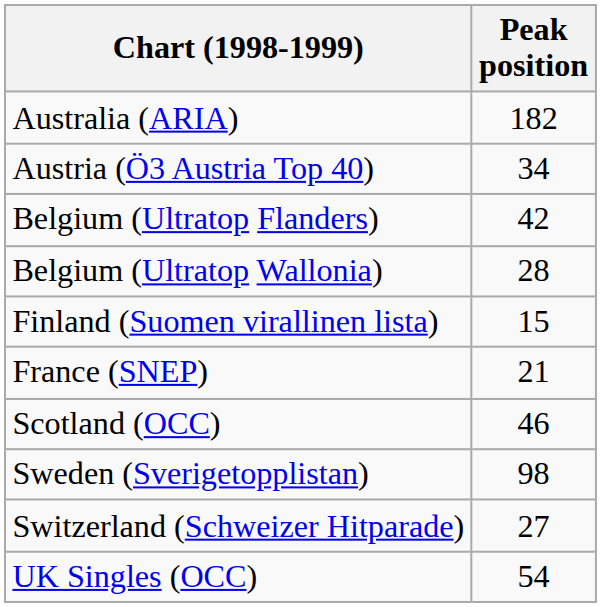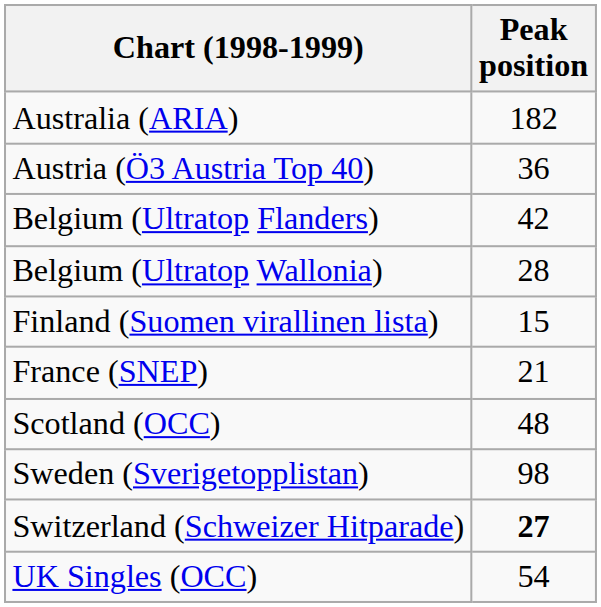(534, 168) 34 -> (534, 168) 36
(534, 423) 46 -> (534, 423) 48
(534, 525) normal -> (534, 525) bold
